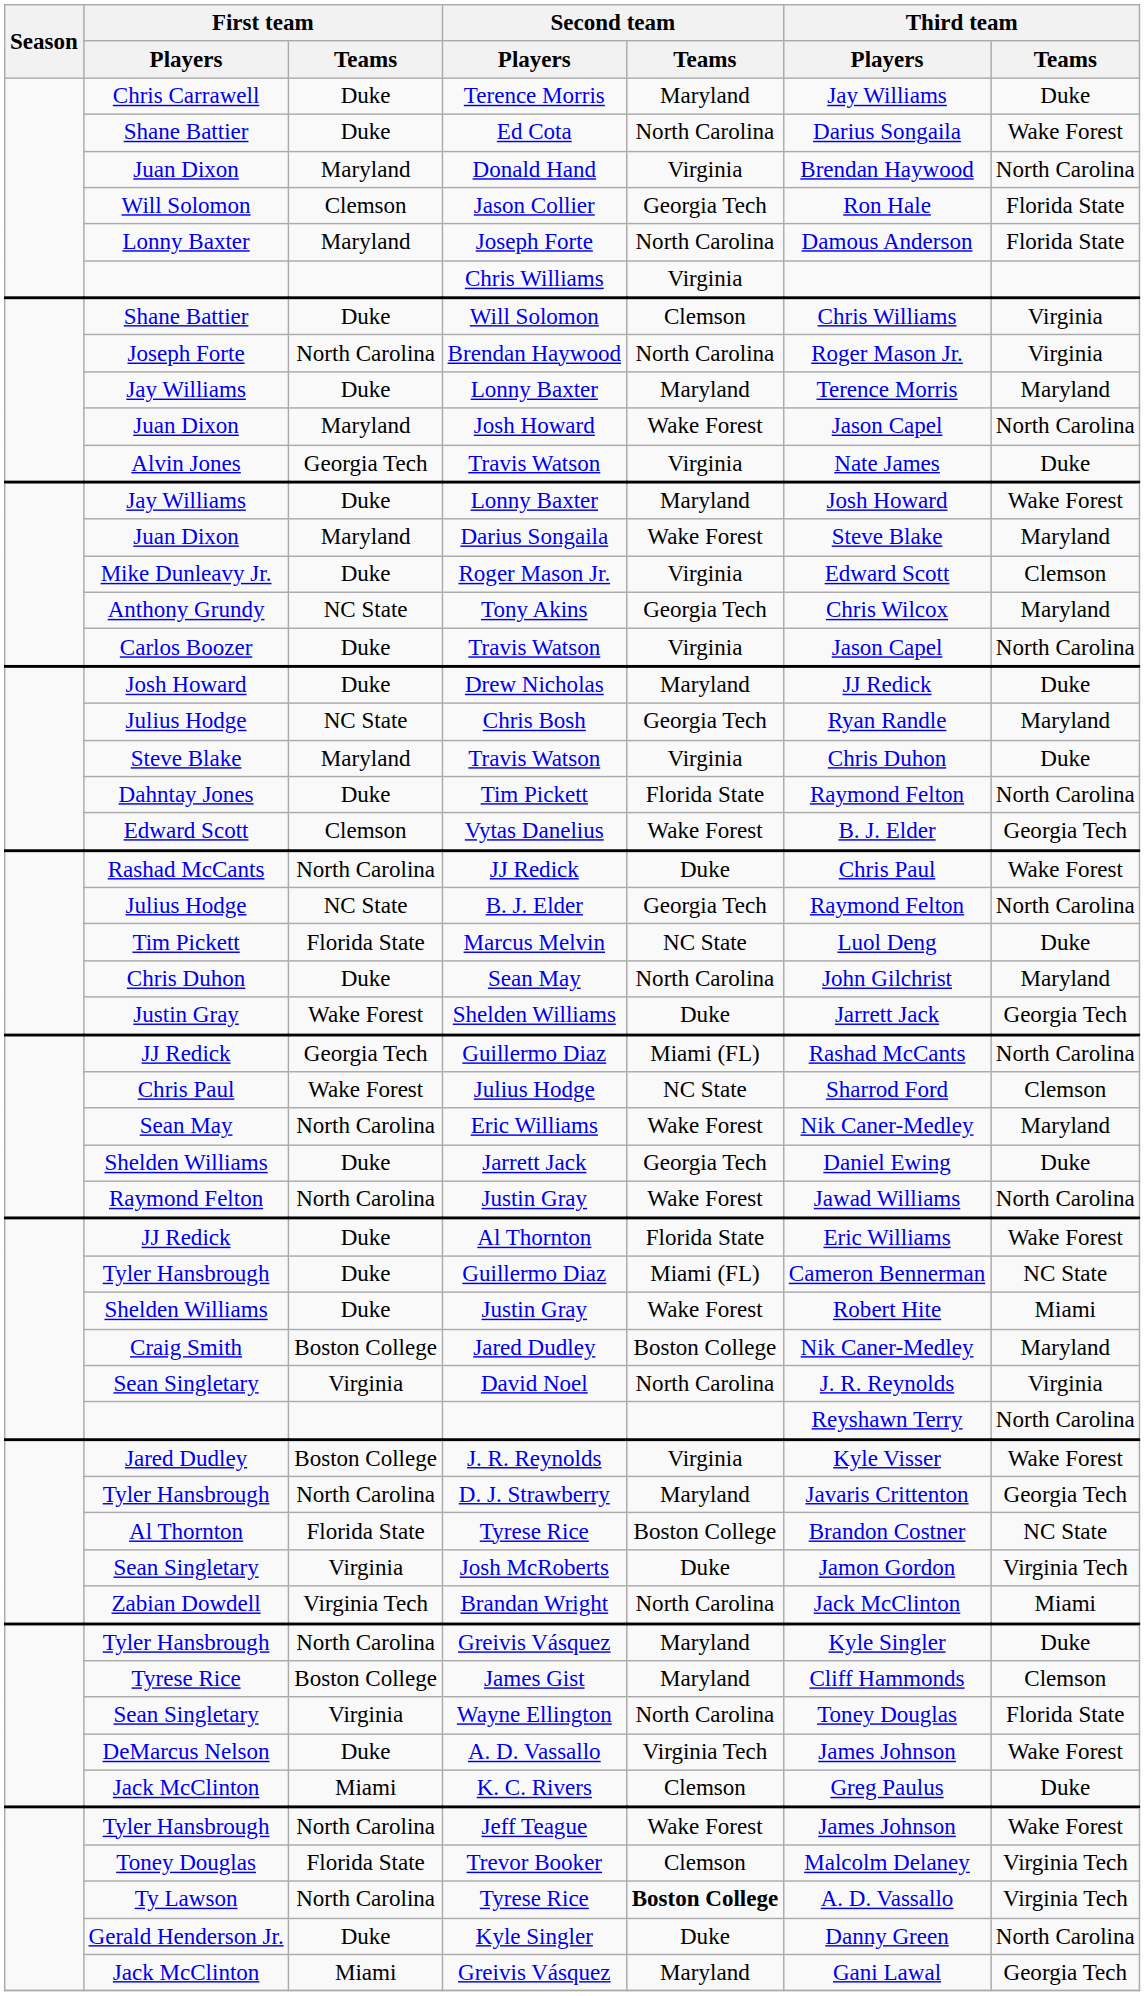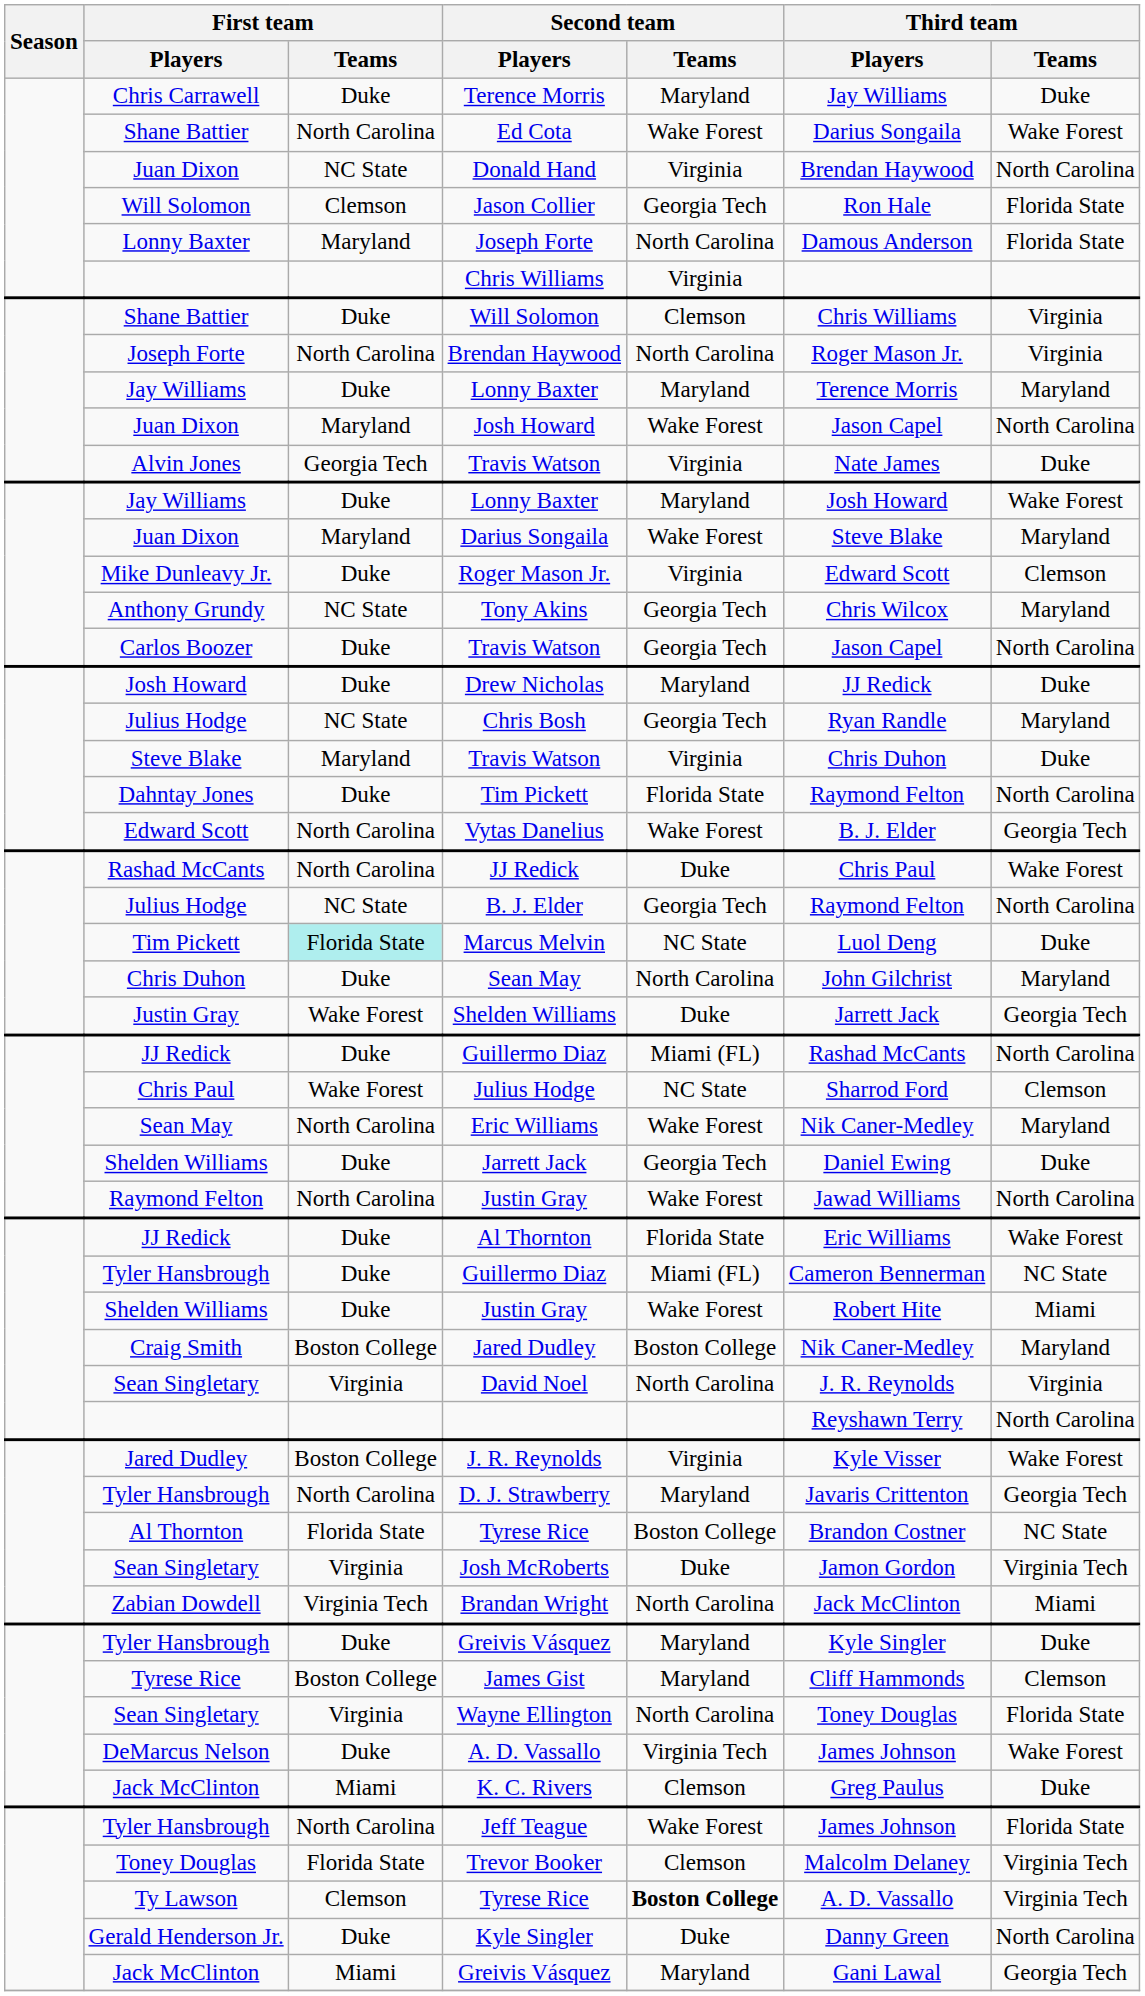(366, 132) Duke -> (366, 132) North Carolina
(705, 132) North Carolina -> (705, 132) Wake Forest
(366, 168) Maryland -> (366, 168) NC State
(705, 646) Virginia -> (705, 646) Georgia Tech
(366, 830) Clemson -> (366, 830) North Carolina
(366, 942) no background -> (366, 942) paleturquoise background
(366, 1053) Georgia Tech -> (366, 1053) Duke
(366, 1642) North Carolina -> (366, 1642) Duke
(1065, 1826) Wake Forest -> (1065, 1826) Florida State
(366, 1899) North Carolina -> (366, 1899) Clemson
